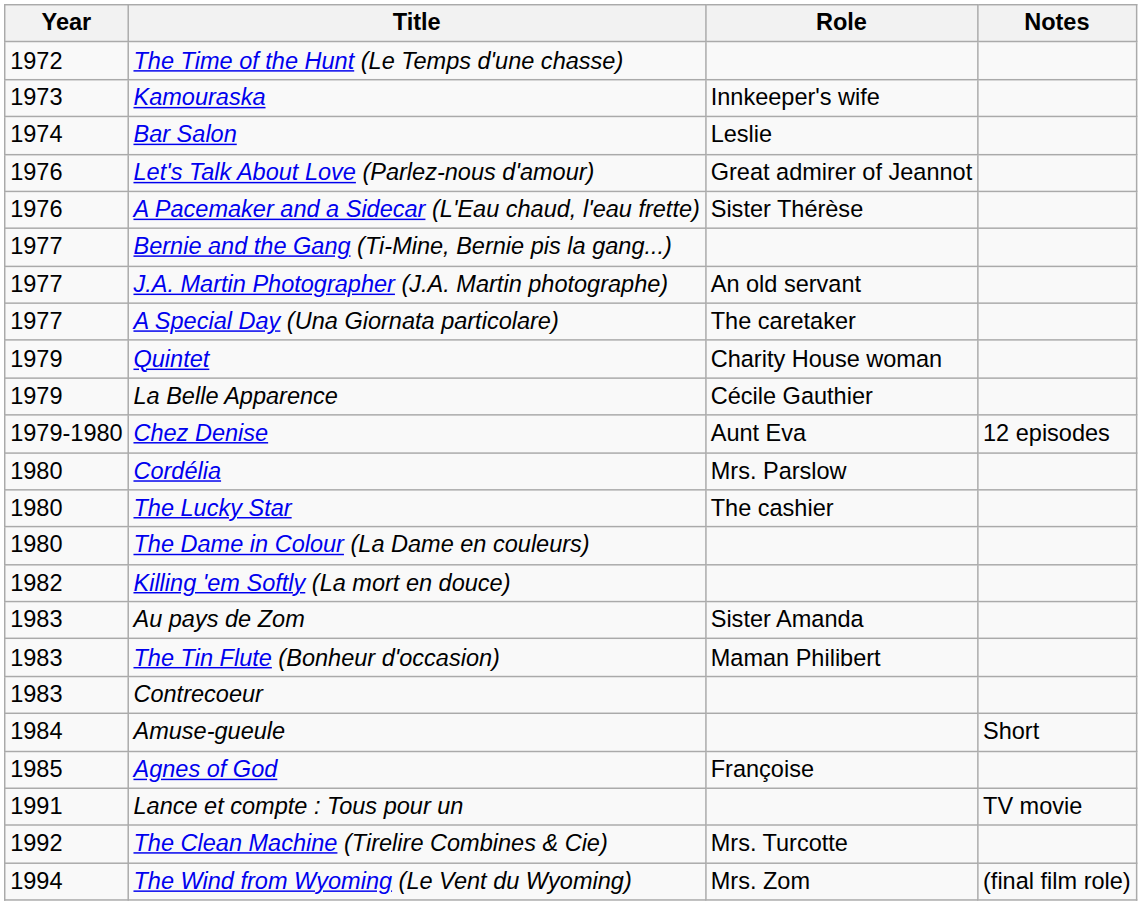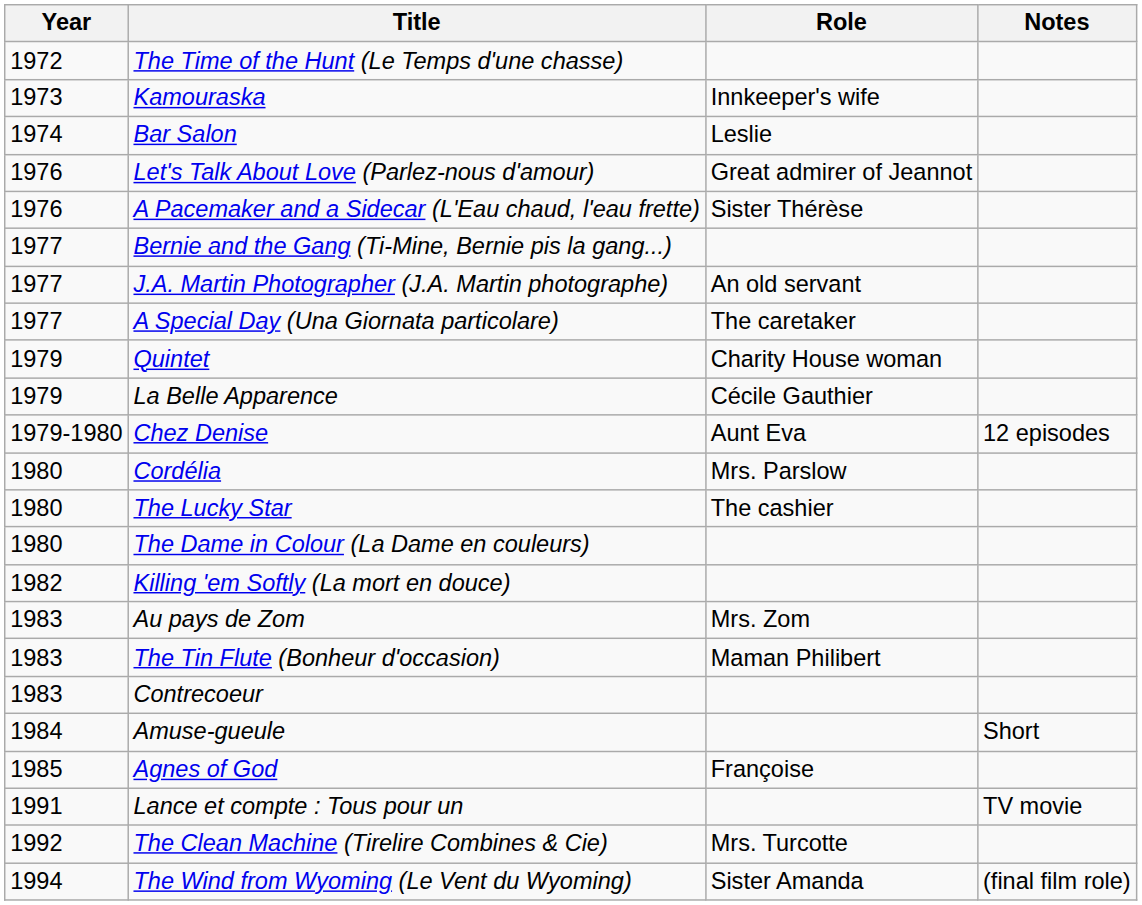(787, 619) Sister Amanda -> (760, 619) Mrs. Zom
(760, 881) Mrs. Zom -> (787, 881) Sister Amanda
